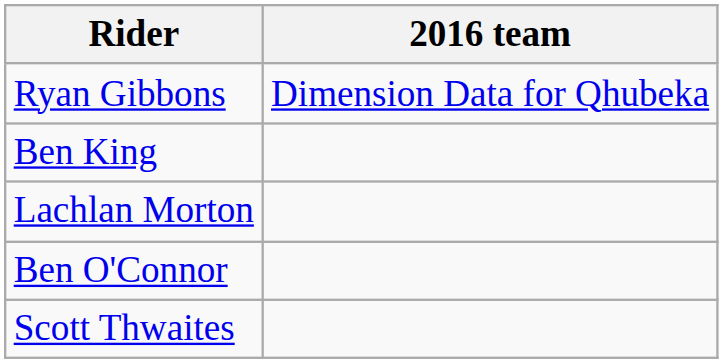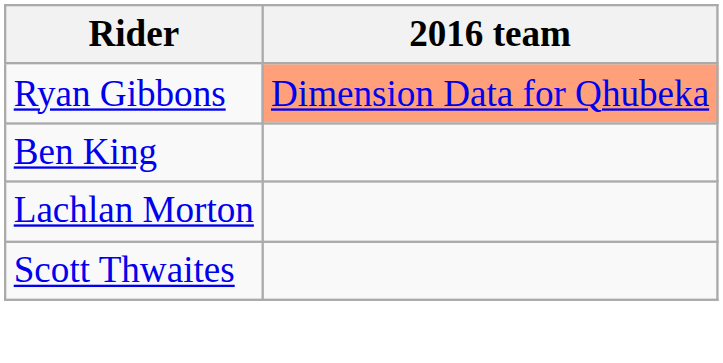(490, 92) no background -> (490, 92) lightsalmon background
- row: (121, 269)
